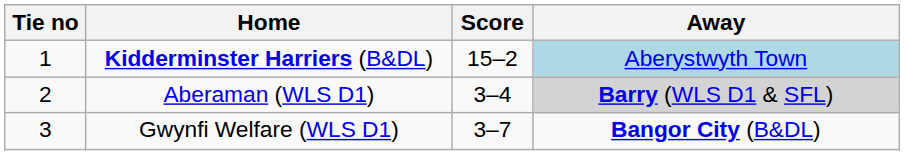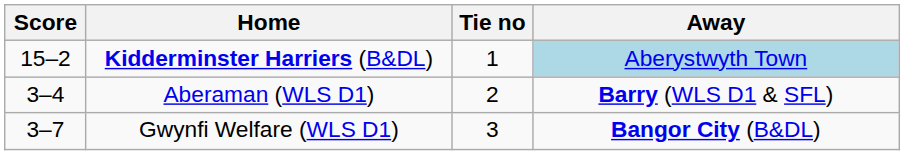columns swapped: (45, 22) <-> (492, 22)
(716, 94) lightgrey background -> (716, 94) no background
